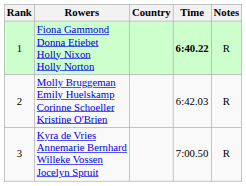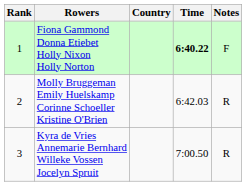(226, 48) R -> (226, 48) F
